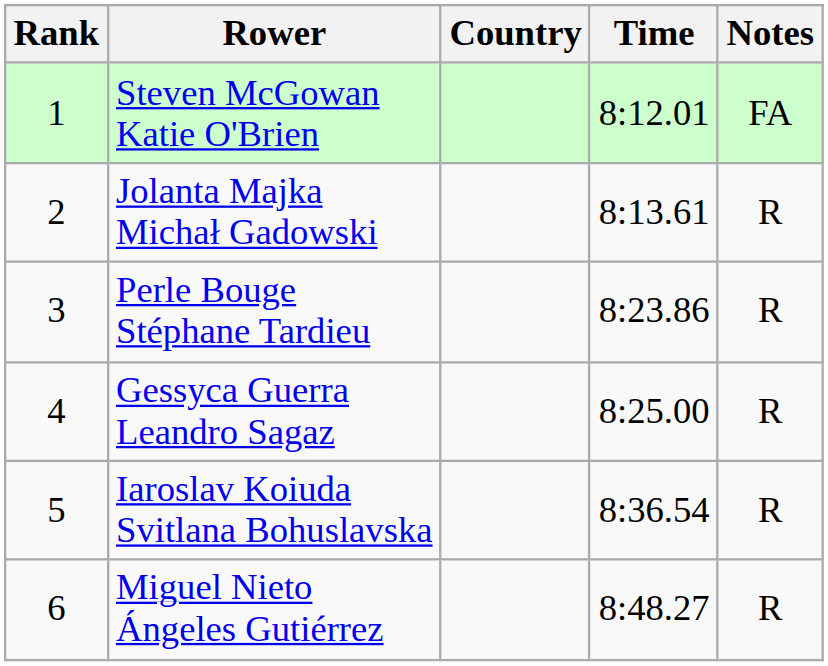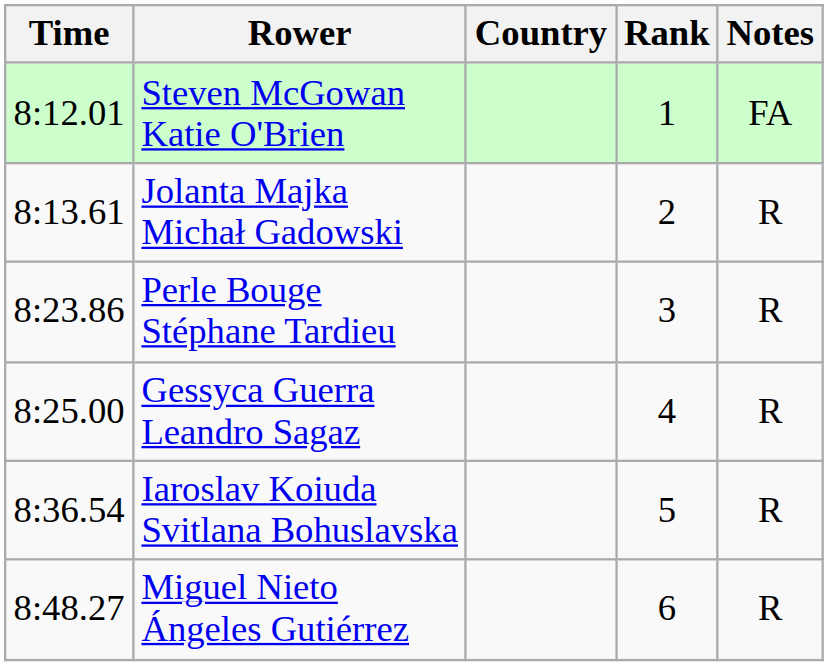columns swapped: (56, 33) <-> (654, 33)
